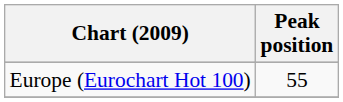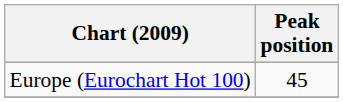(297, 79) 55 -> (297, 79) 45
